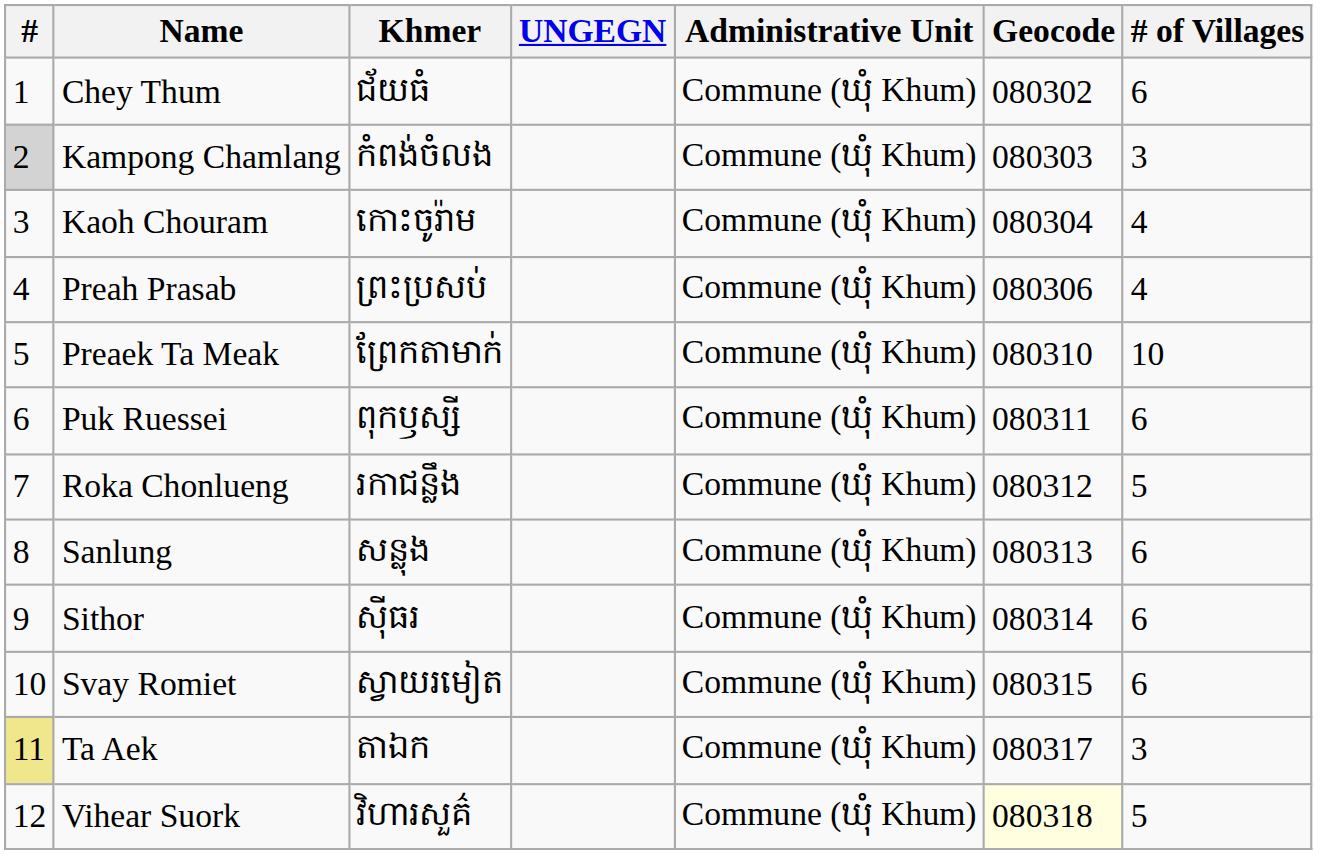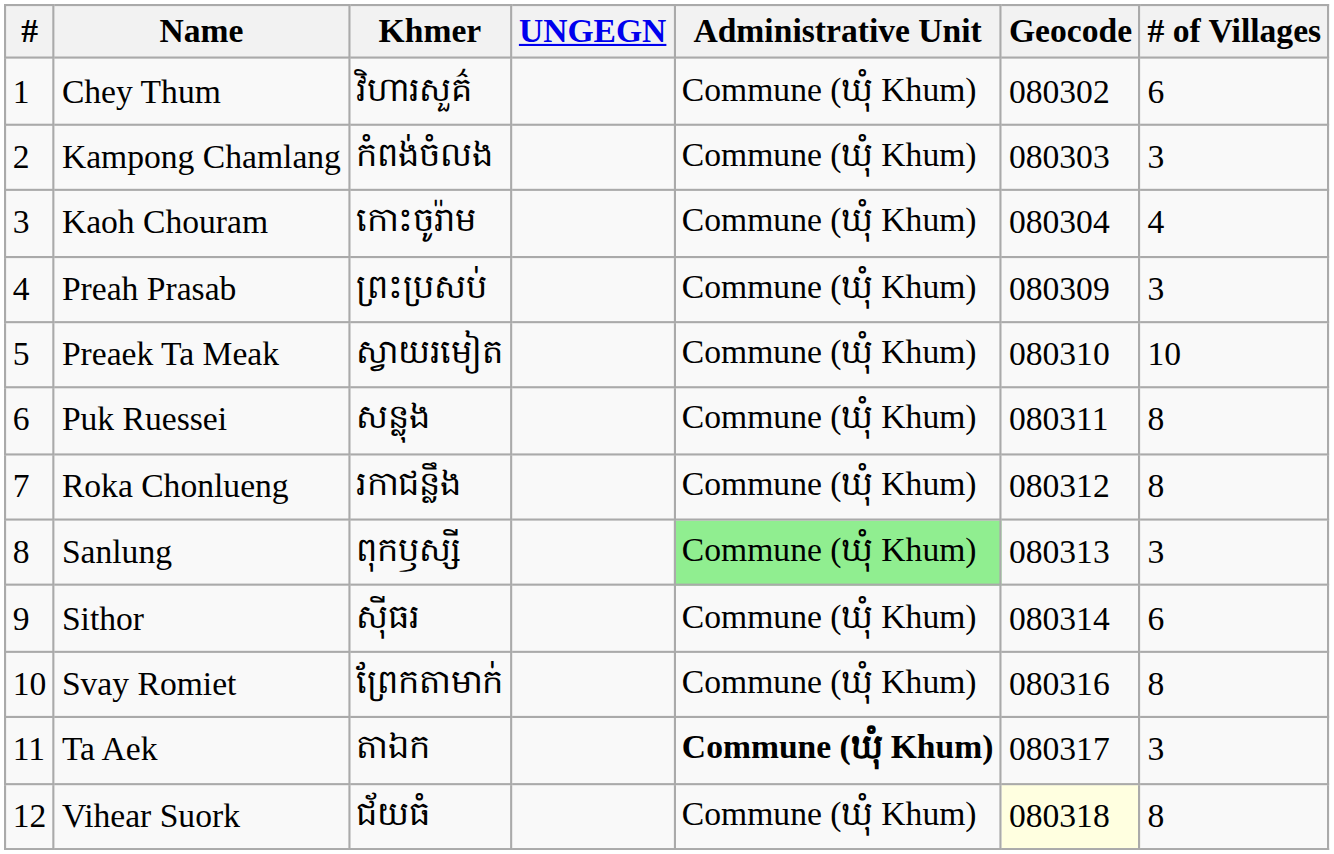(393, 88) ជ័យធំ -> (414, 88) វិហារសួគ៌
(21, 156) lightgrey background -> (21, 156) no background
(1042, 288) 080306 -> (1059, 288) 080309
(1139, 288) 4 -> (1156, 288) 3
(430, 352) ព្រែកតាមាក់ -> (430, 352) ស្វាយរមៀត
(409, 418) ពុកឫស្សី -> (393, 418) សន្លុង
(1139, 420) 6 -> (1156, 420) 8
(1139, 486) 5 -> (1156, 486) 8
(393, 549) សន្លុង -> (409, 549) ពុកឫស្សី
(829, 549) no background -> (829, 549) lightgreen background
(1139, 551) 6 -> (1156, 551) 3
(430, 681) ស្វាយរមៀត -> (430, 681) ព្រែកតាមាក់
(1042, 683) 080315 -> (1059, 683) 080316
(1139, 683) 6 -> (1156, 683) 8
(29, 749) khaki background -> (29, 749) no background
(829, 747) normal -> (838, 747) bold
(414, 813) វិហារសួគ៌ -> (393, 813) ជ័យធំ
(1139, 815) 5 -> (1156, 815) 8
